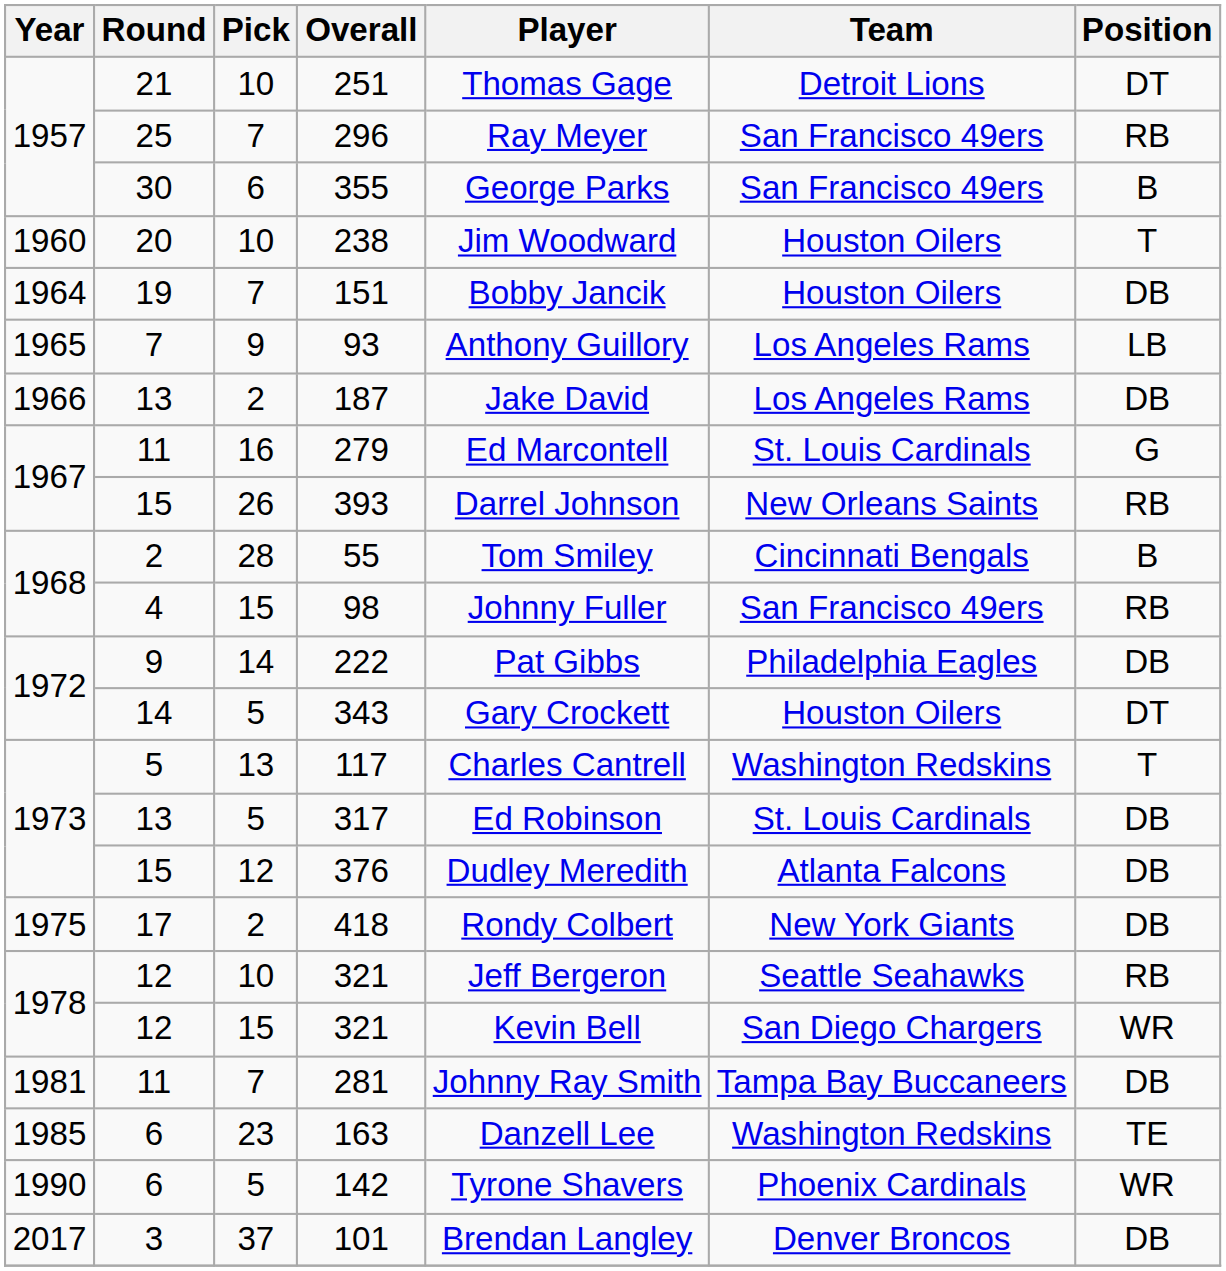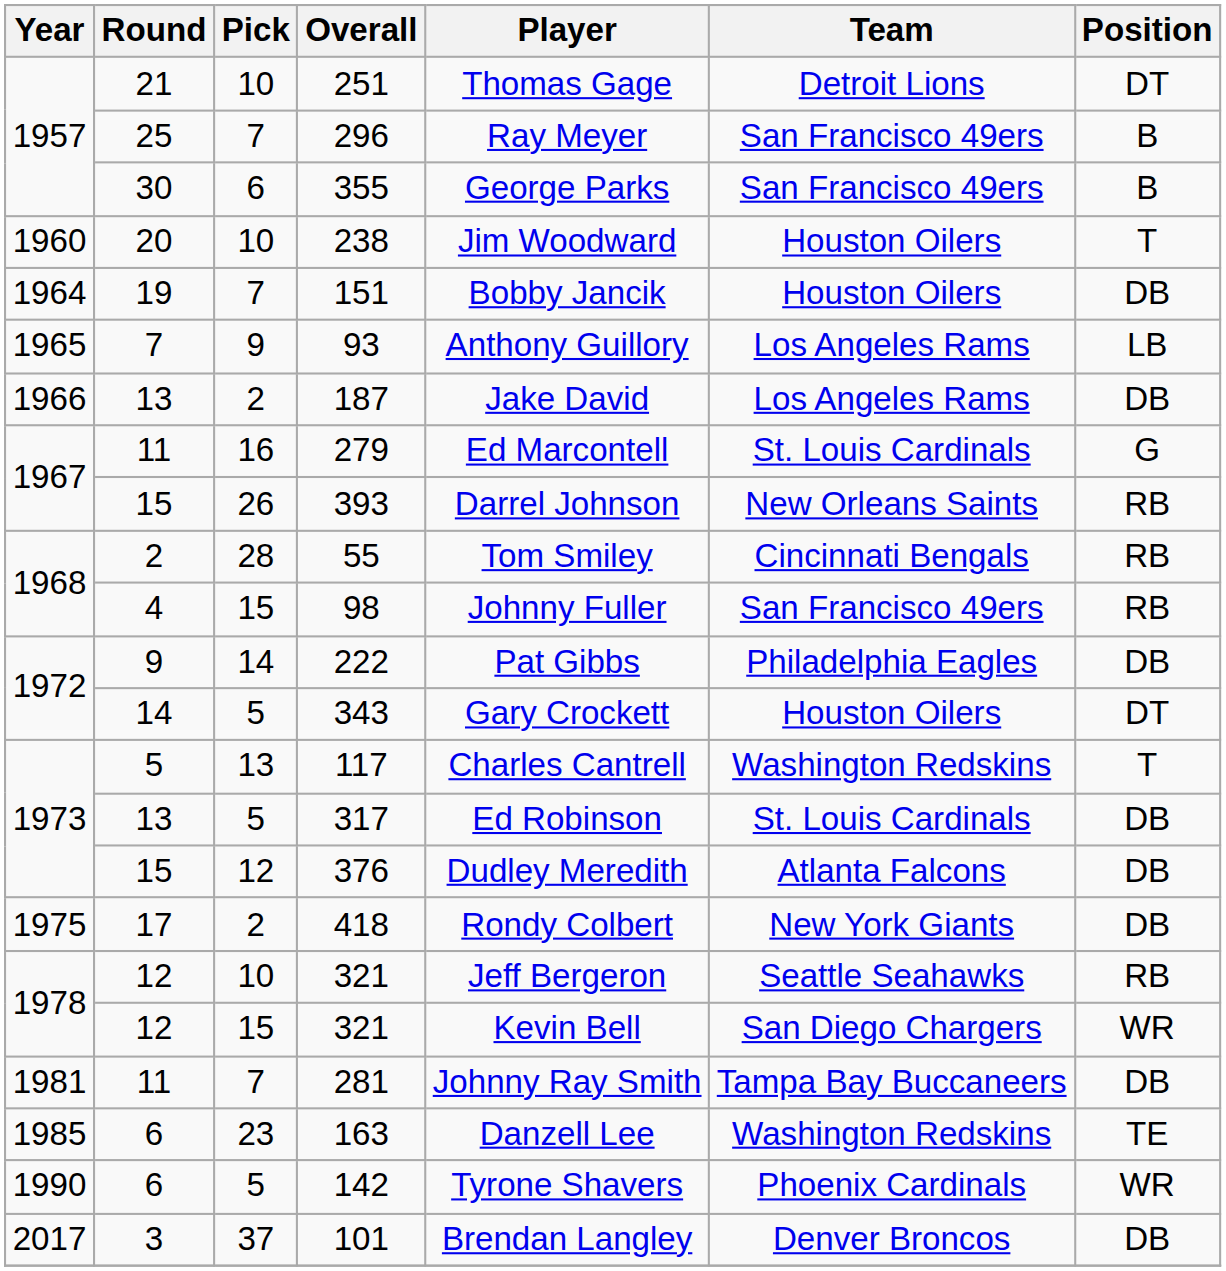(1147, 135) RB -> (1147, 135) B
(1147, 556) B -> (1147, 556) RB
